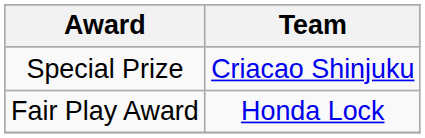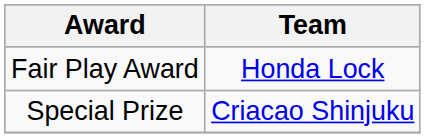rows swapped: (105, 111) <-> (105, 68)
